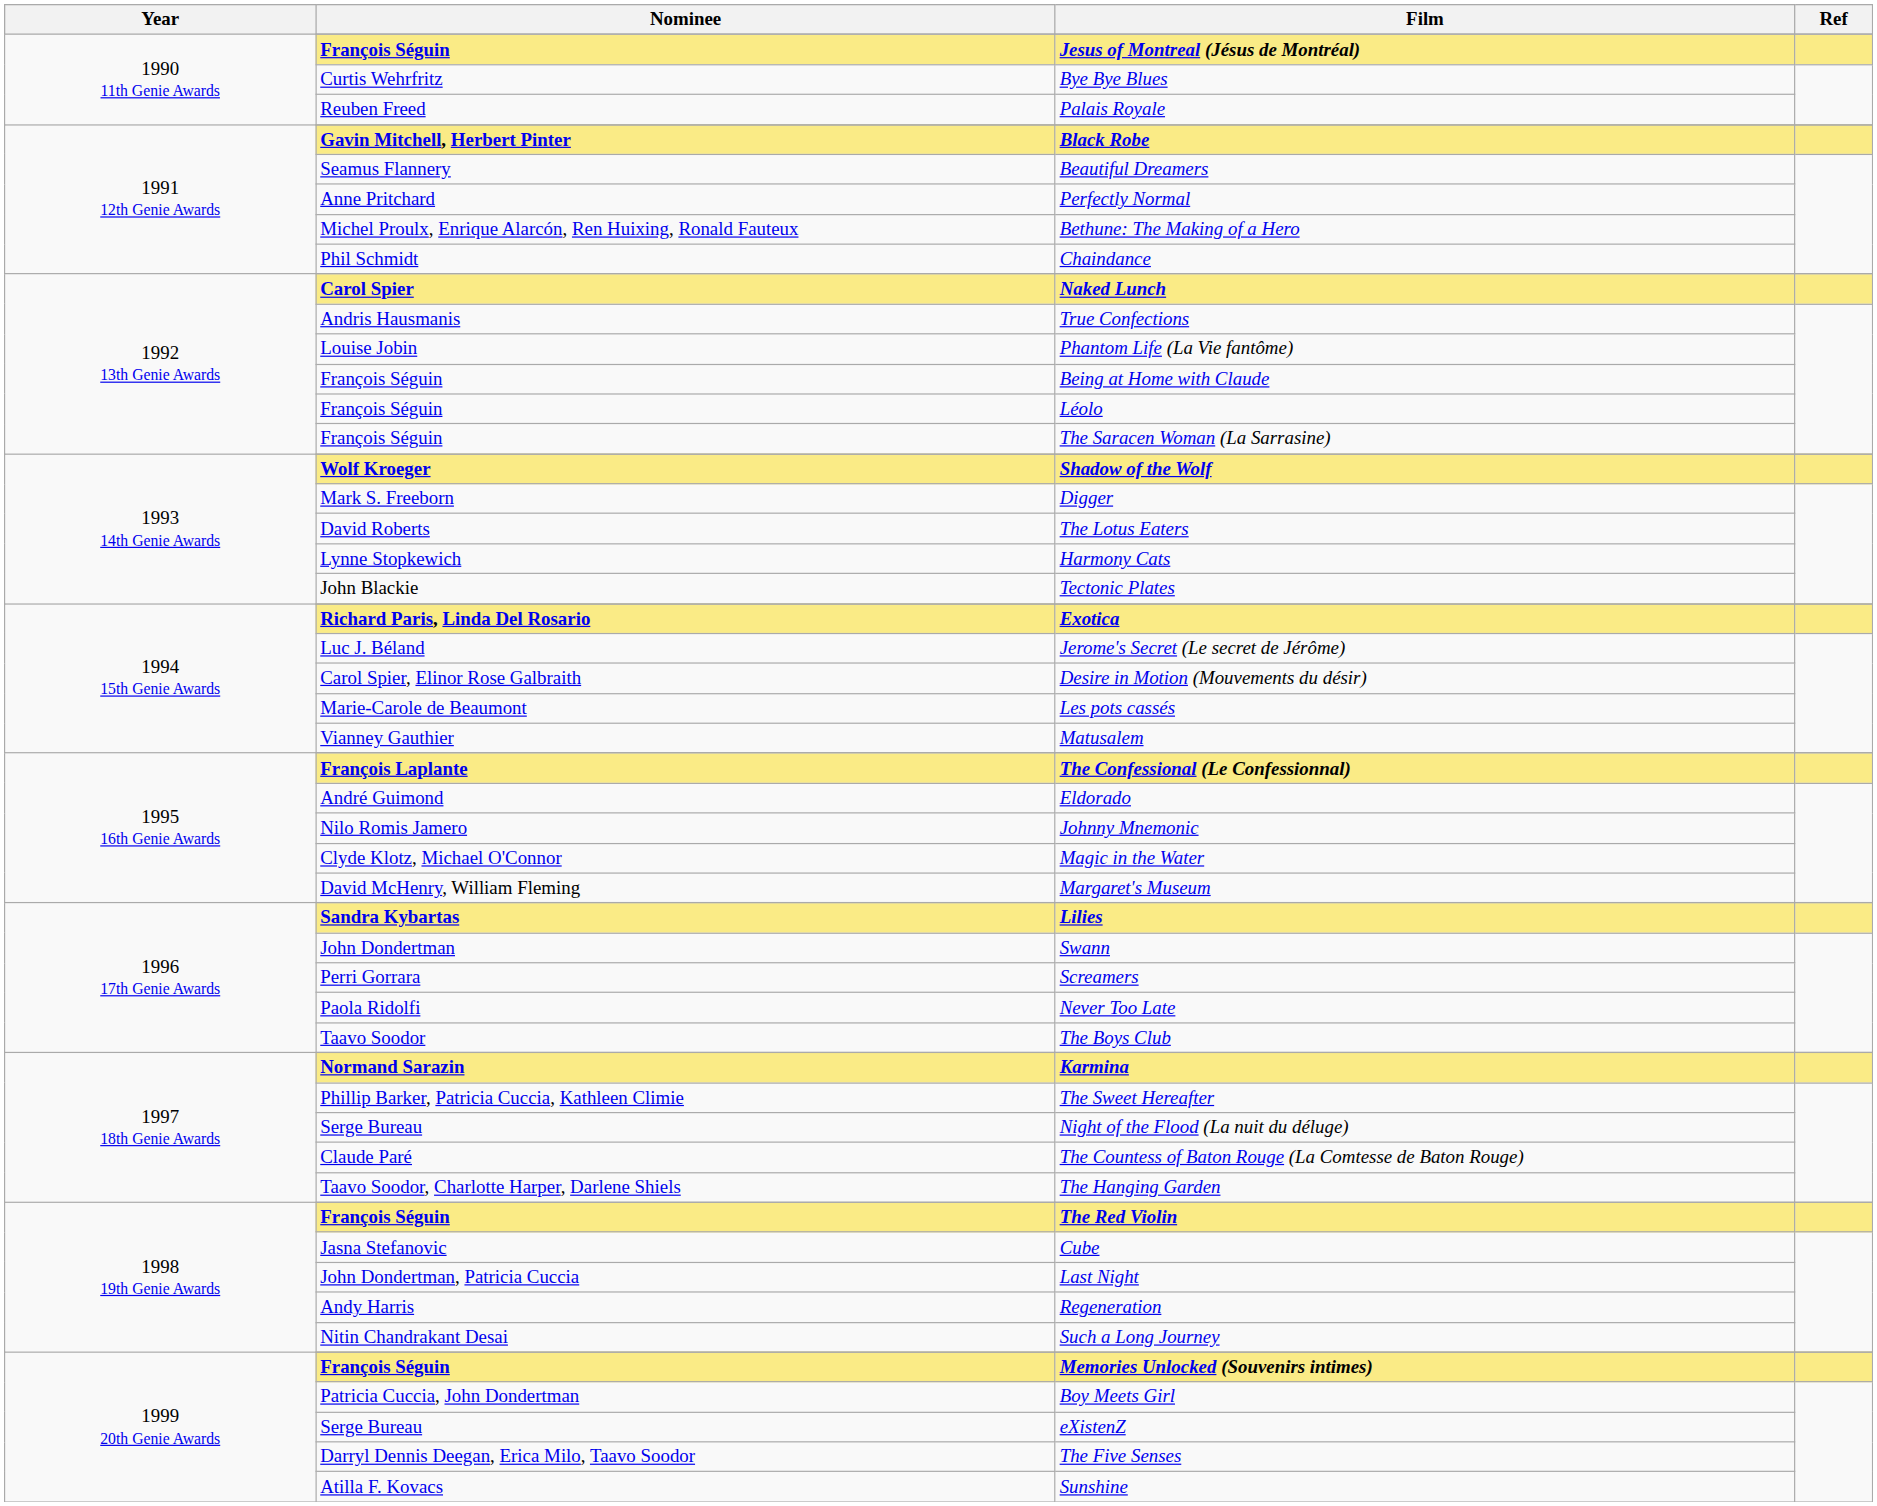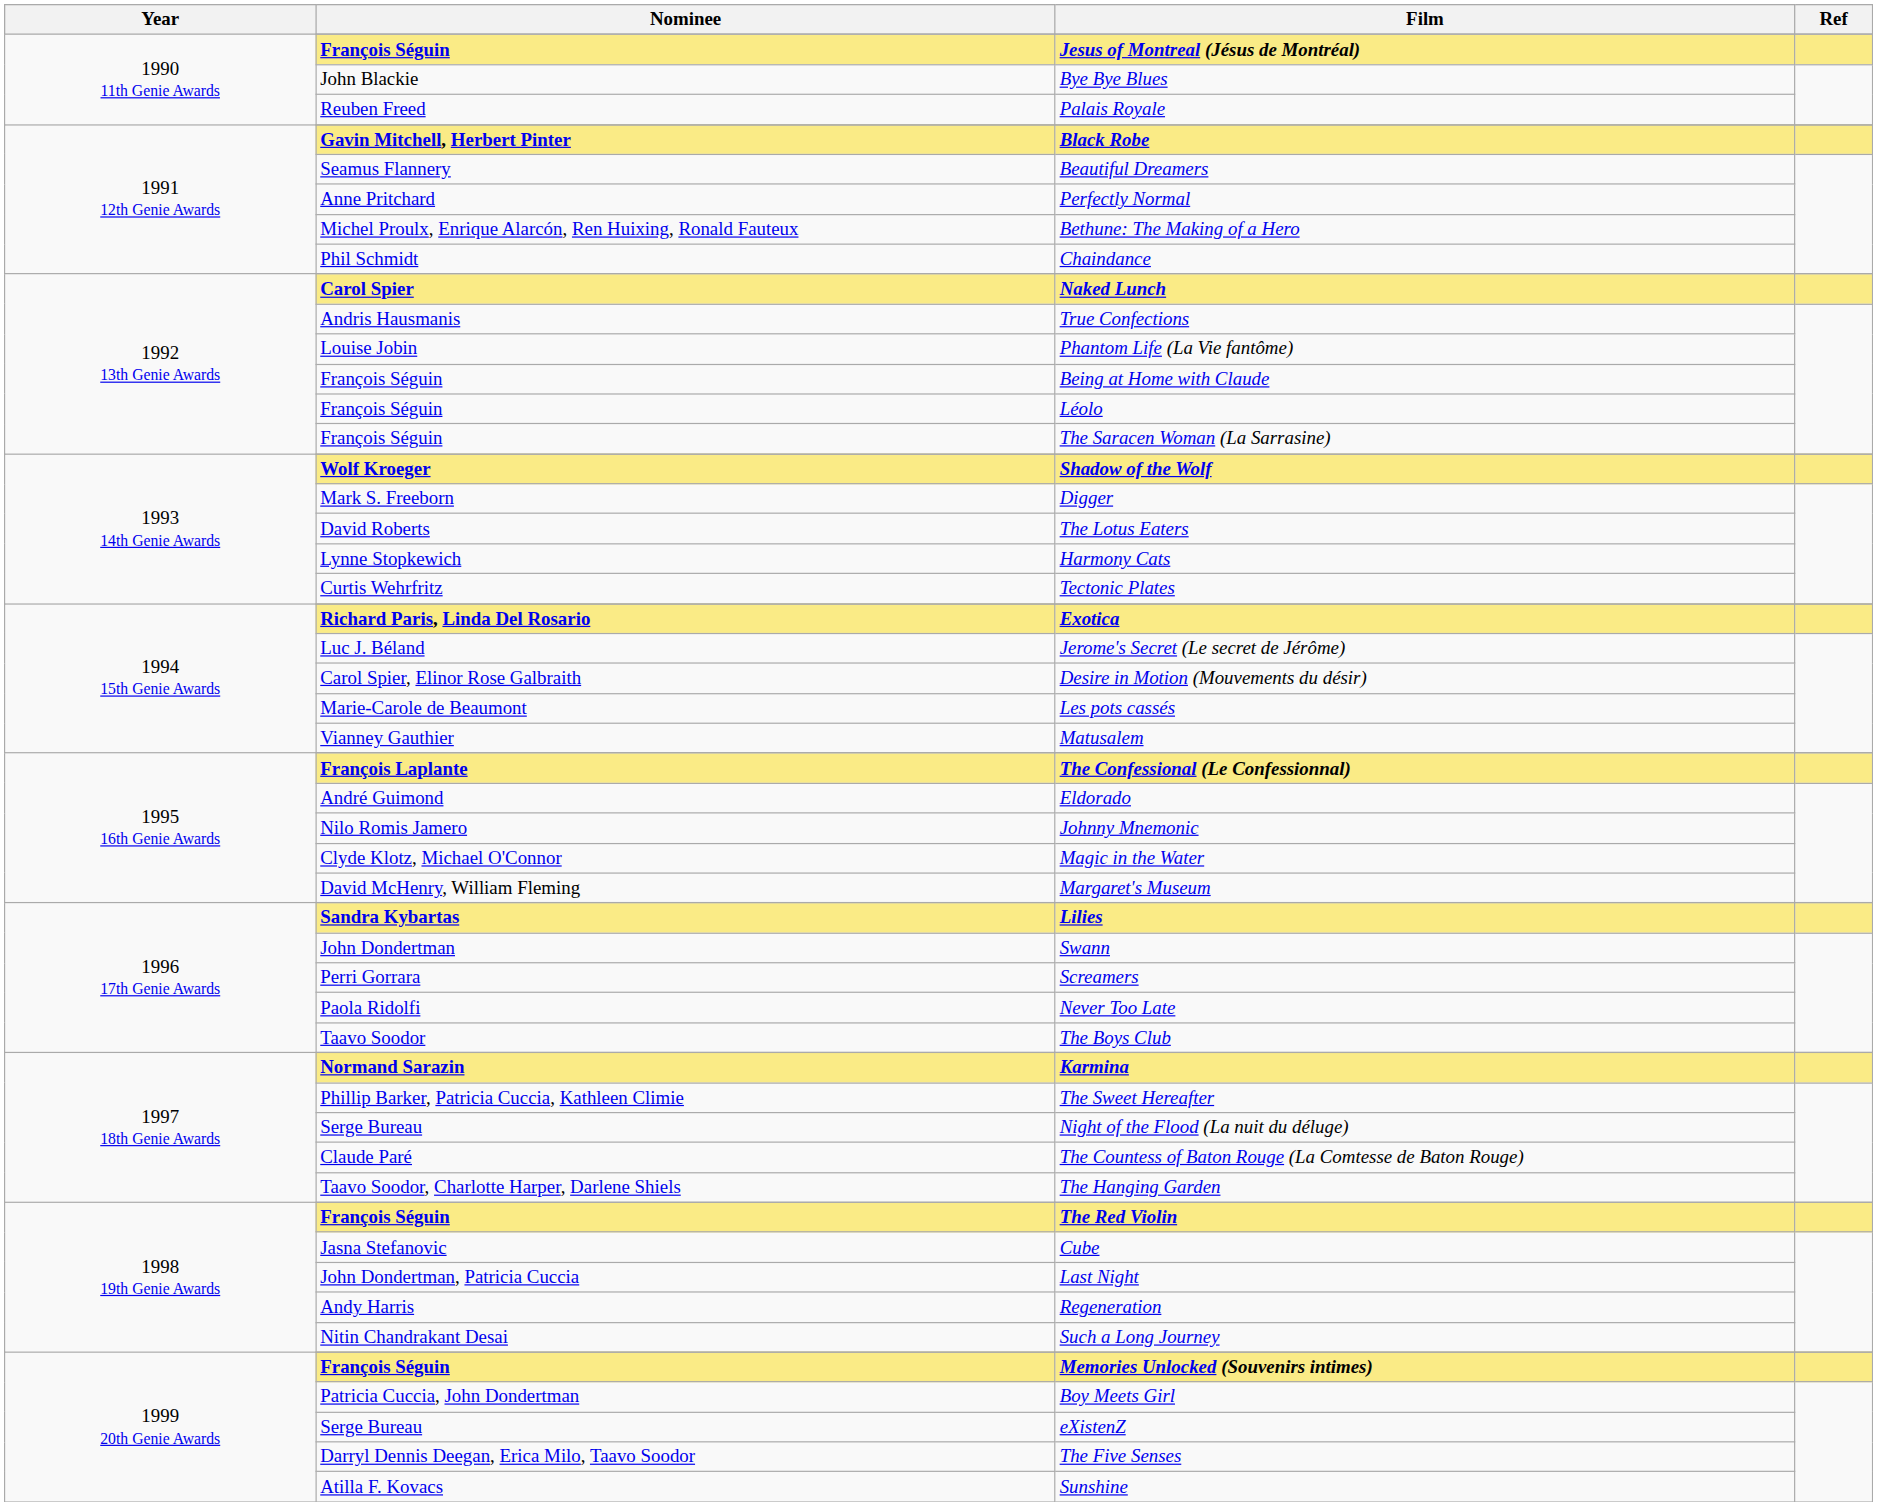(381, 79) Curtis Wehrfritz -> (369, 79) John Blackie
(369, 588) John Blackie -> (381, 588) Curtis Wehrfritz
